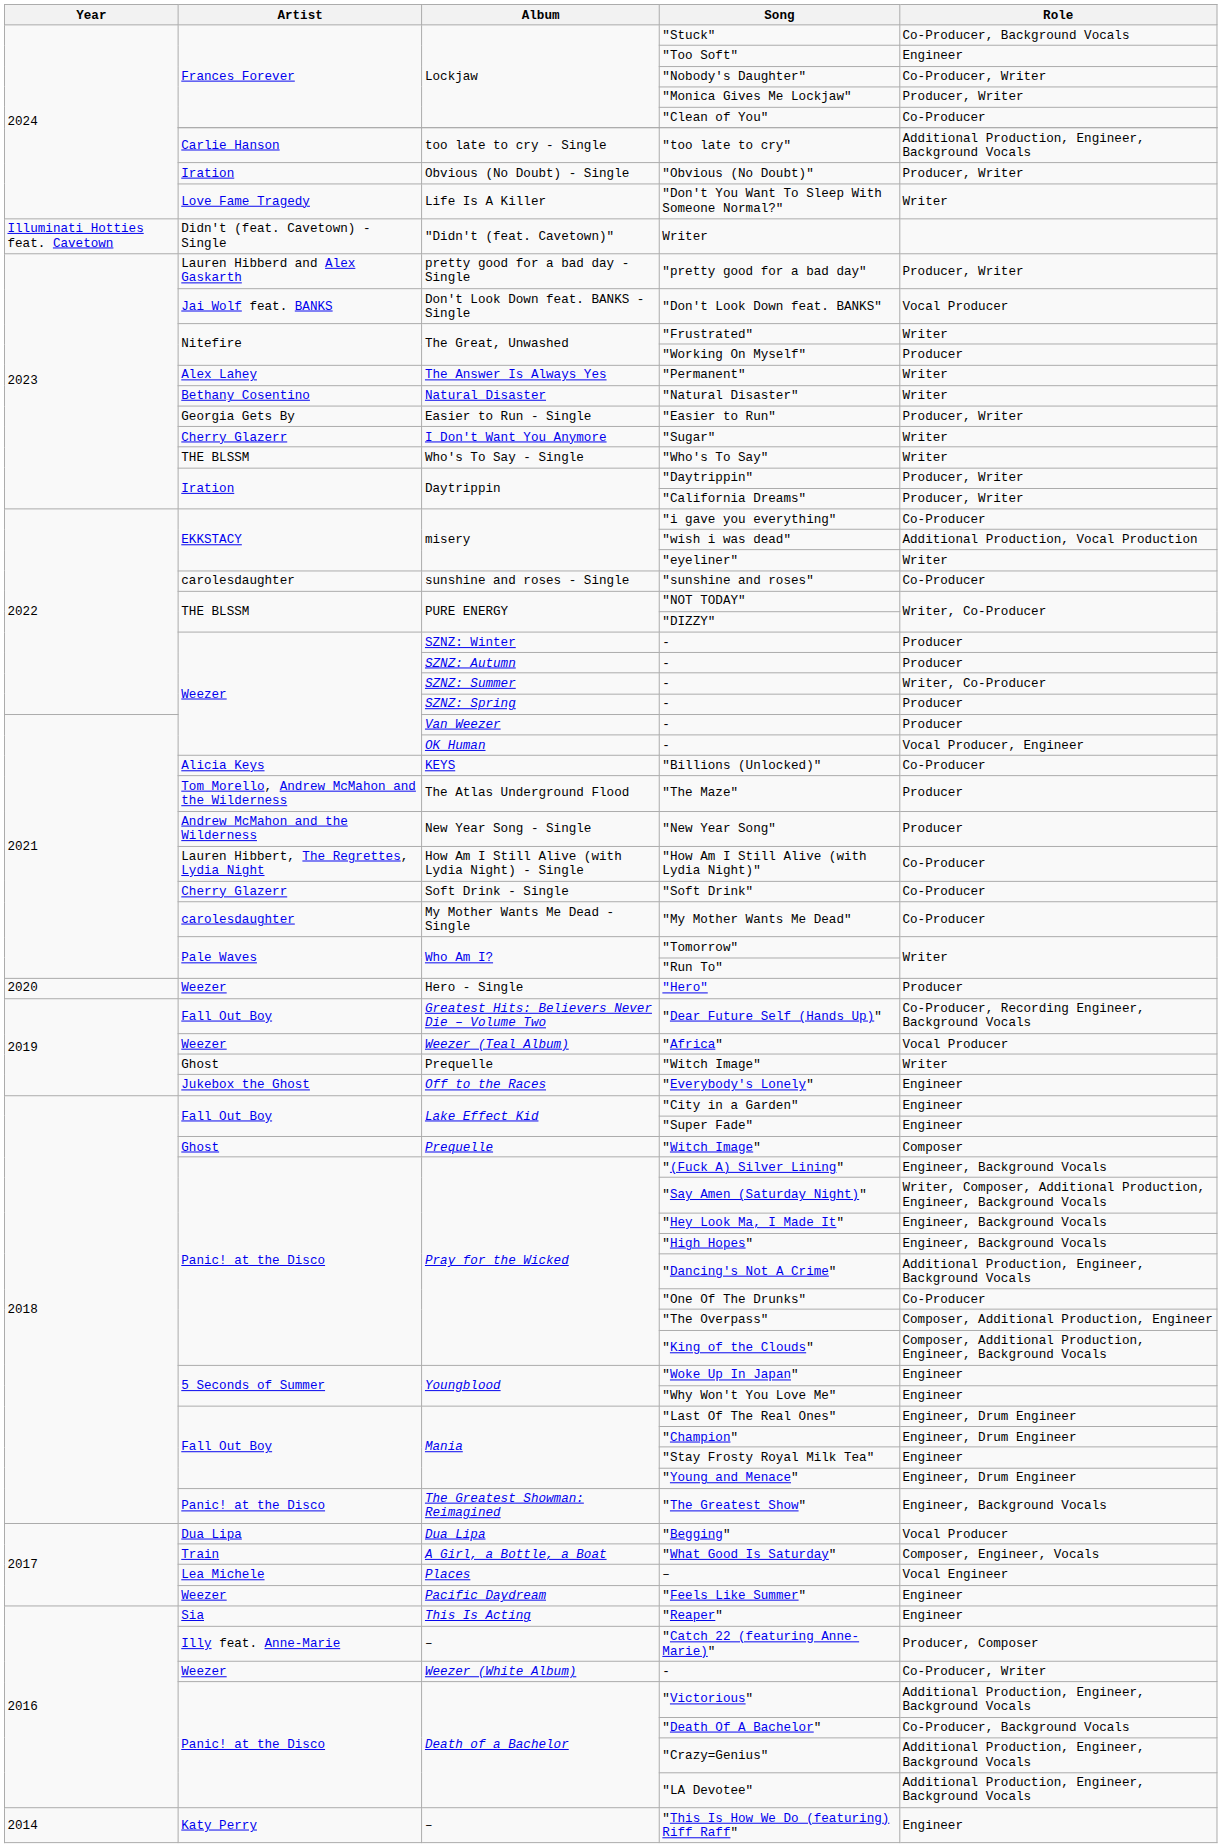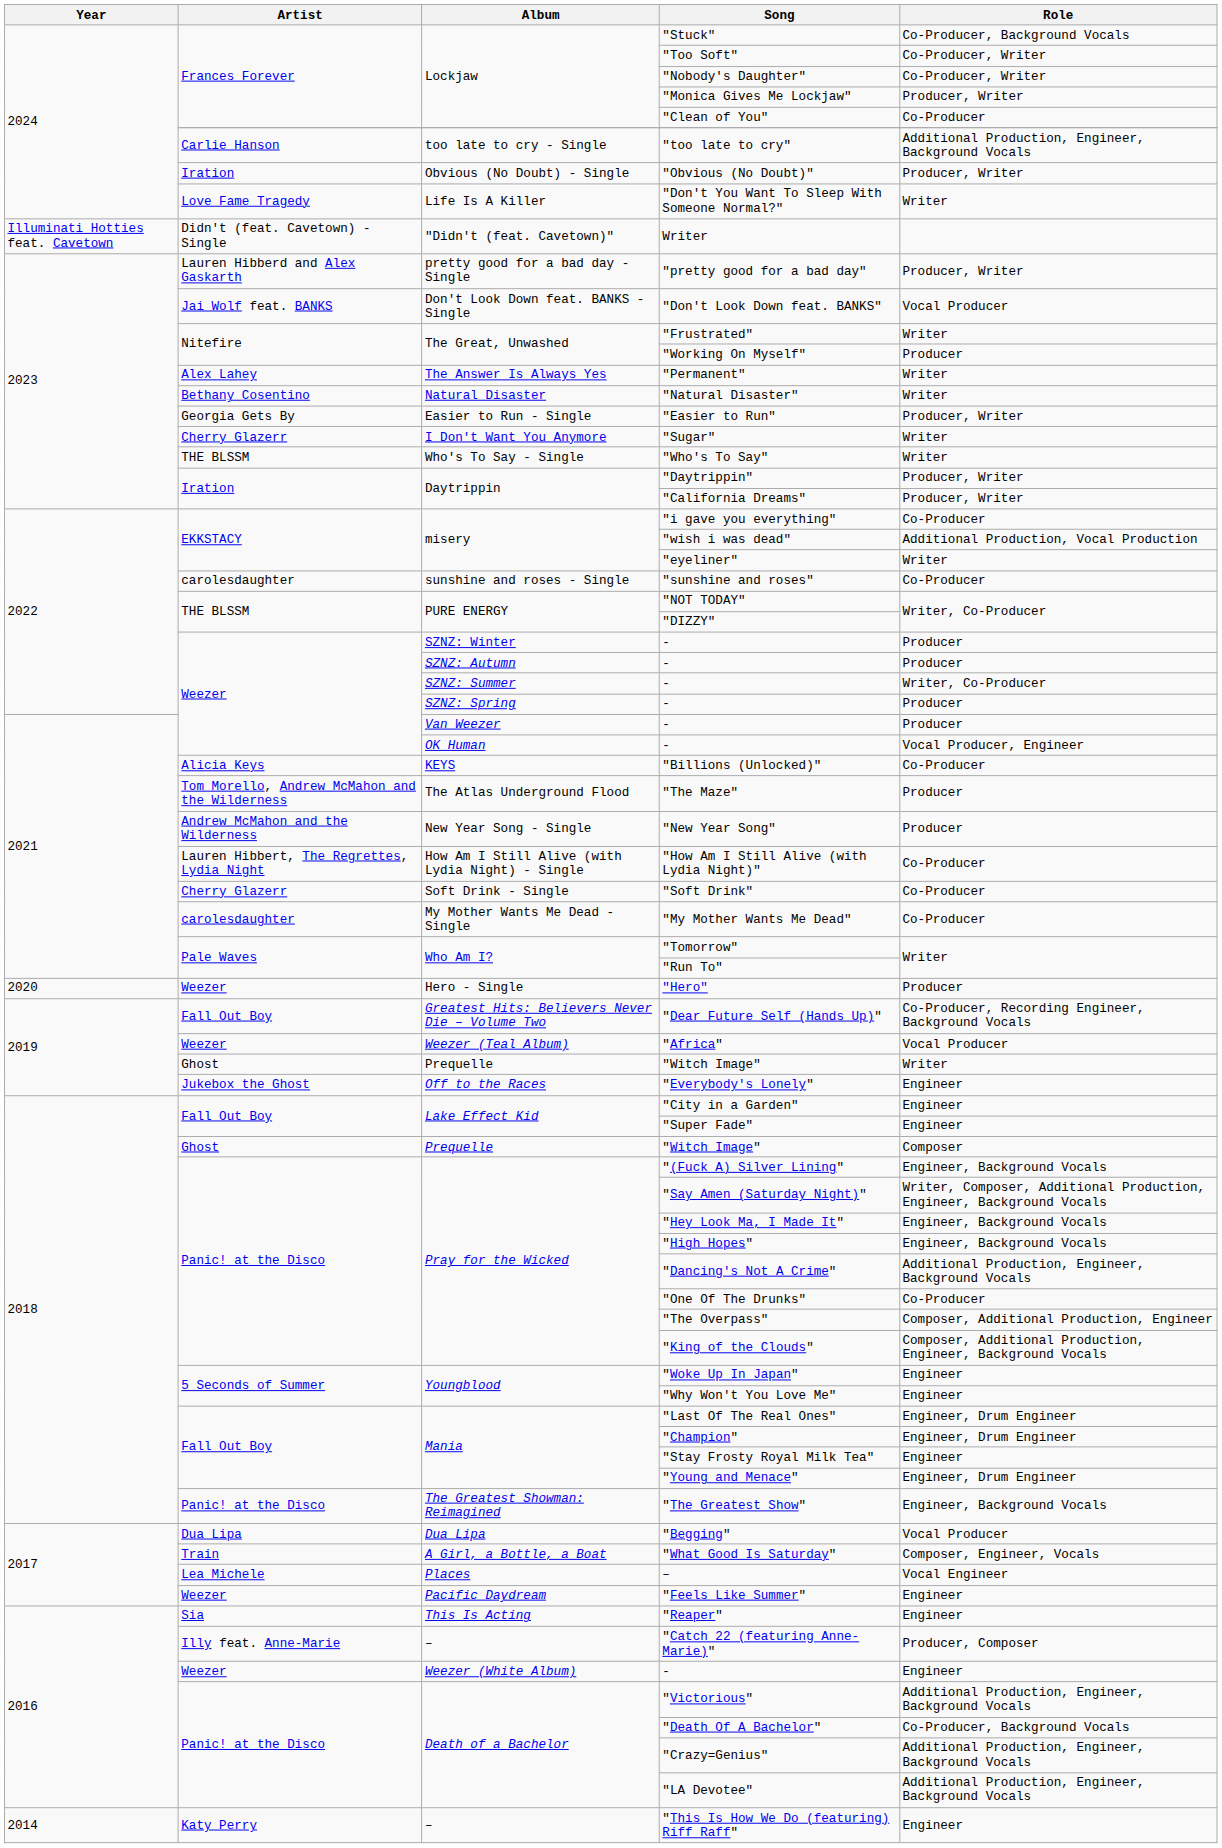(933, 56) Engineer -> (974, 56) Co-Producer, Writer
(974, 1672) Co-Producer, Writer -> (933, 1672) Engineer
